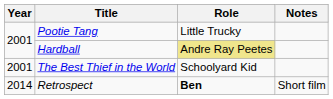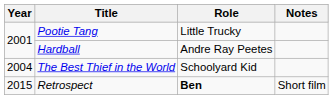(226, 49) khaki background -> (226, 49) no background
(20, 67) 2001 -> (20, 67) 2004
(20, 85) 2014 -> (20, 85) 2015
